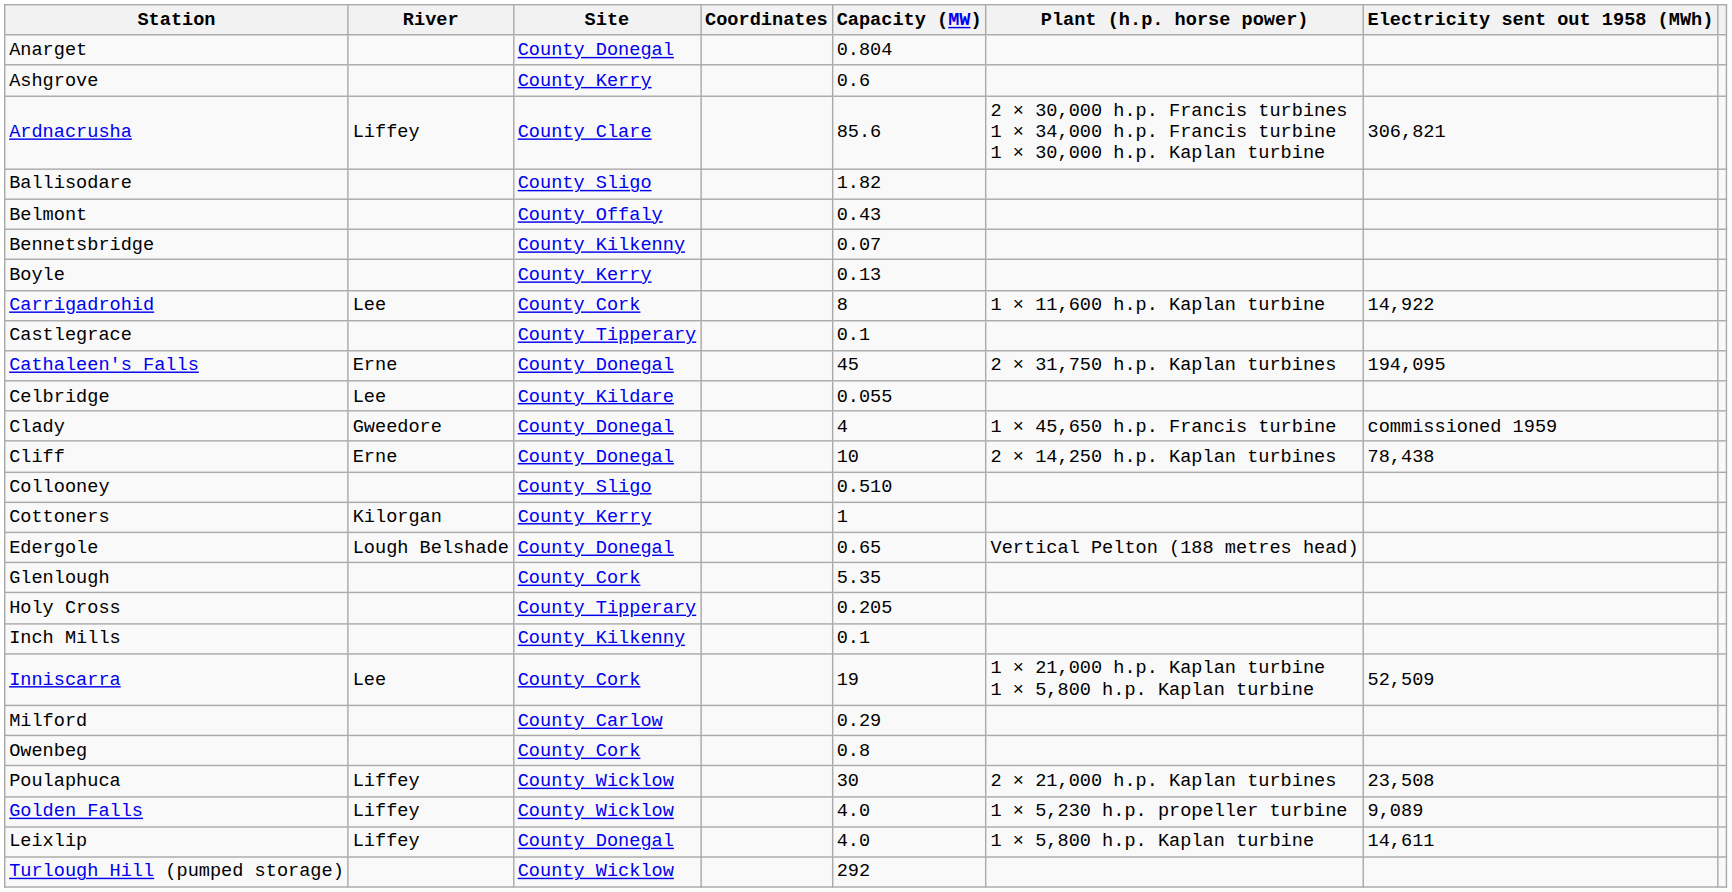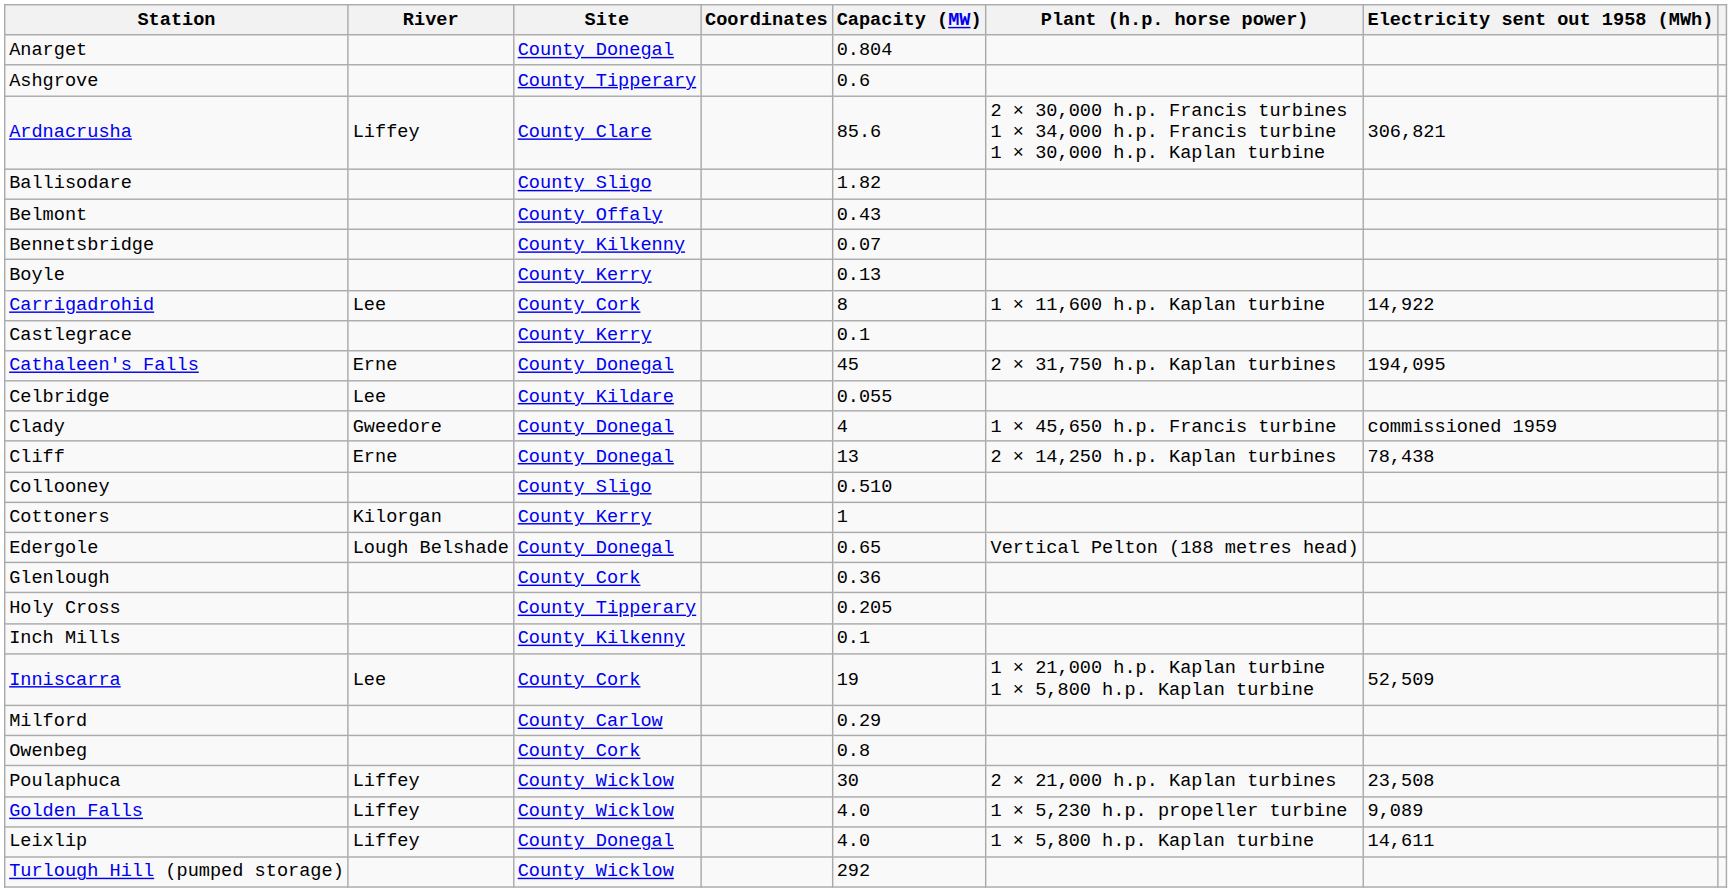(585, 80) County Kerry -> (607, 80) County Tipperary
(607, 335) County Tipperary -> (585, 335) County Kerry
(848, 457) 10 -> (848, 457) 13
(859, 578) 5.35 -> (859, 578) 0.36
